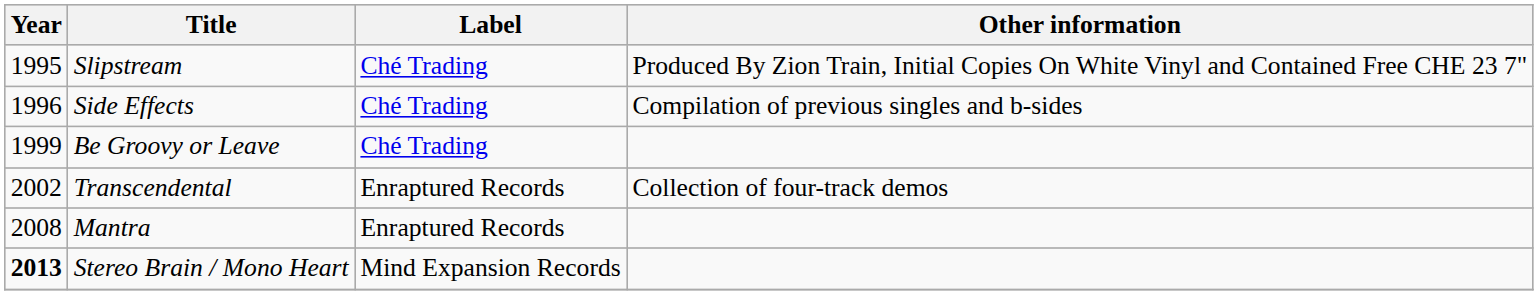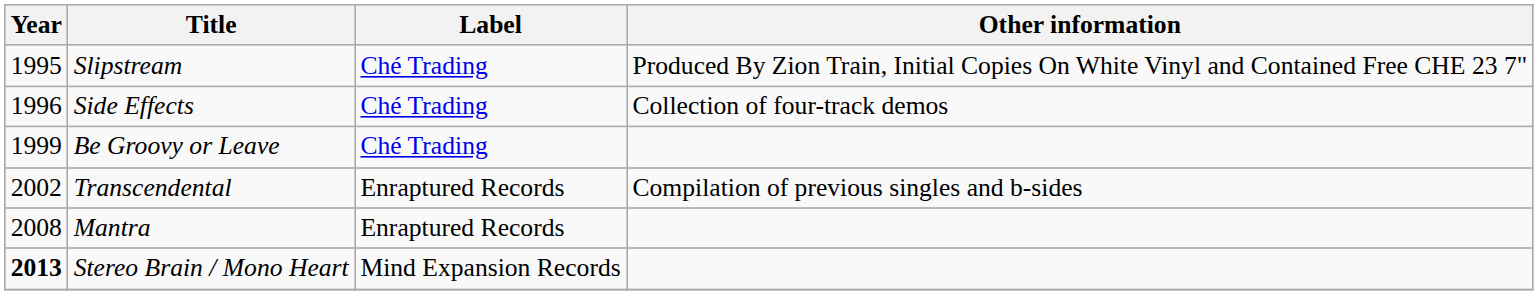(858, 106) Compilation of previous singles and b-sides -> (790, 106) Collection of four-track demos
(790, 187) Collection of four-track demos -> (858, 187) Compilation of previous singles and b-sides
